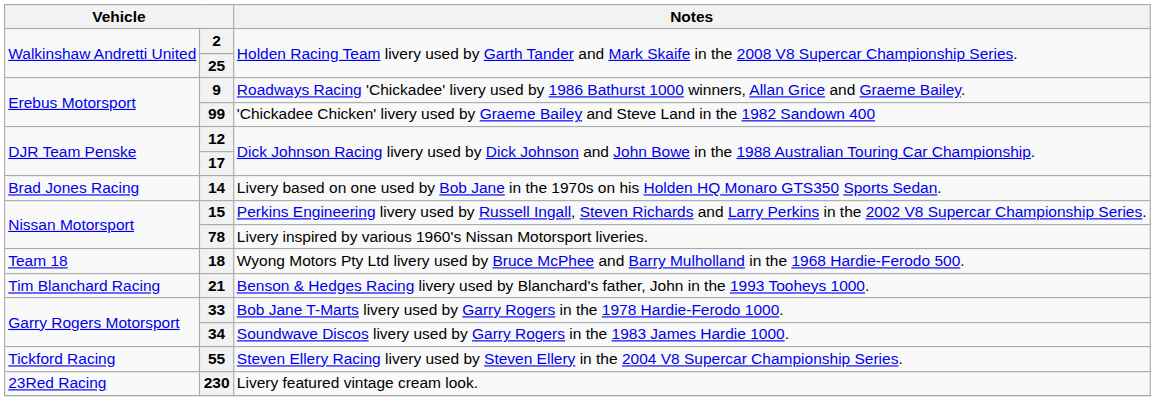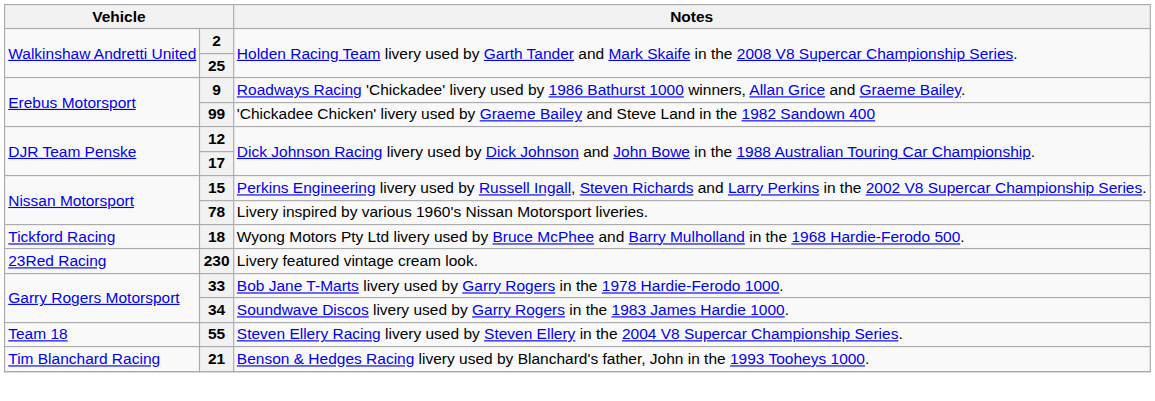- row: (217, 187)
(38, 261) Team 18 -> (62, 236) Tickford Racing
rows swapped: (217, 285) <-> (217, 383)
(62, 359) Tickford Racing -> (38, 334) Team 18
